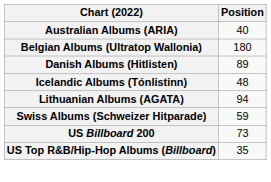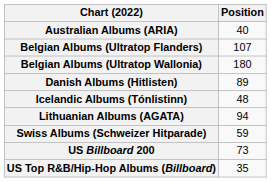+ row: (111, 47)
